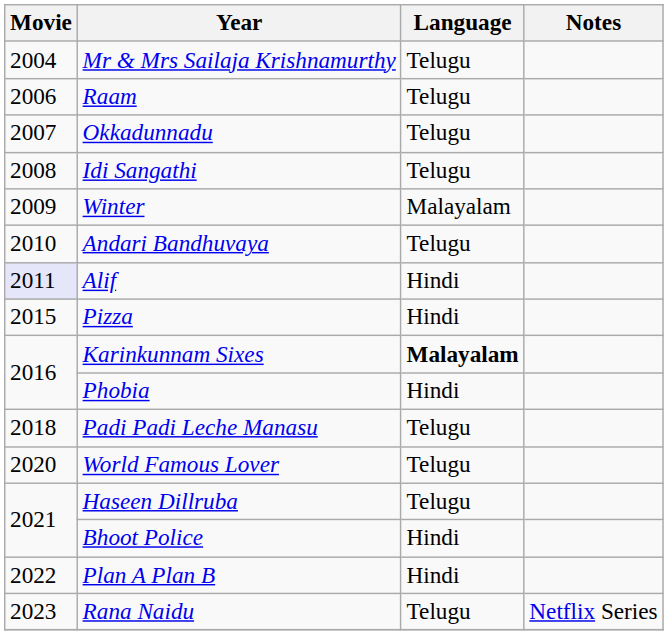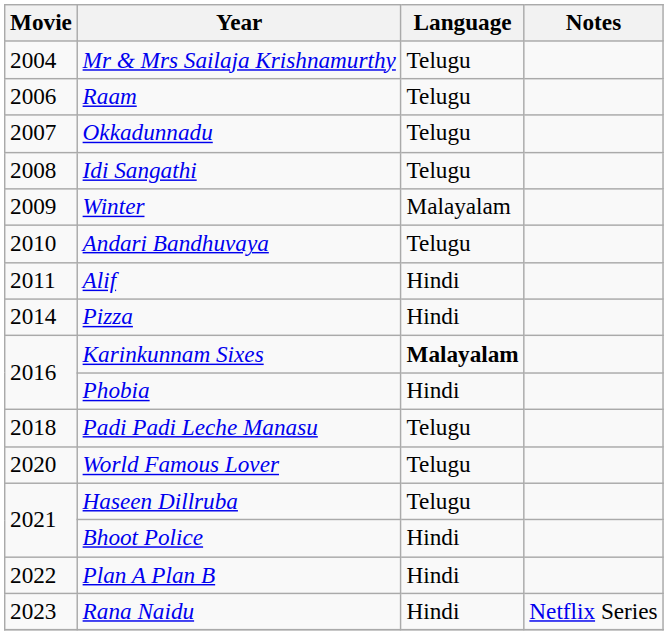(33, 280) lavender background -> (33, 280) no background
(33, 317) 2015 -> (33, 317) 2014
(439, 611) Telugu -> (433, 611) Hindi
